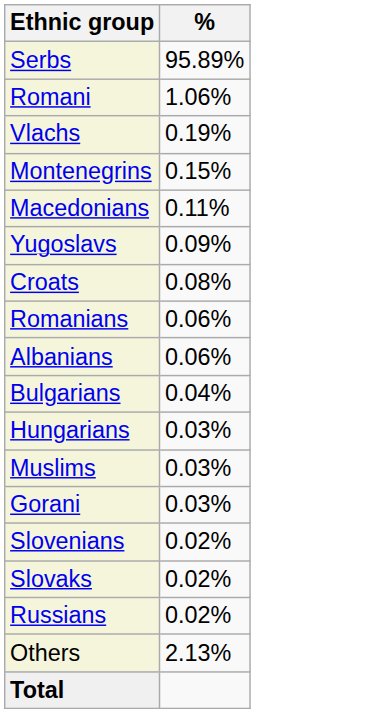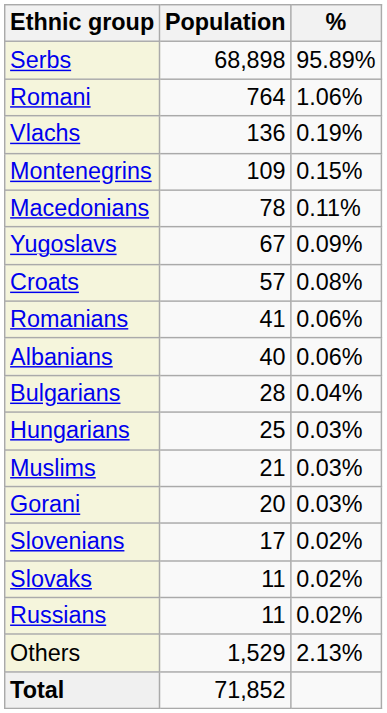+ column: (225, 23)
